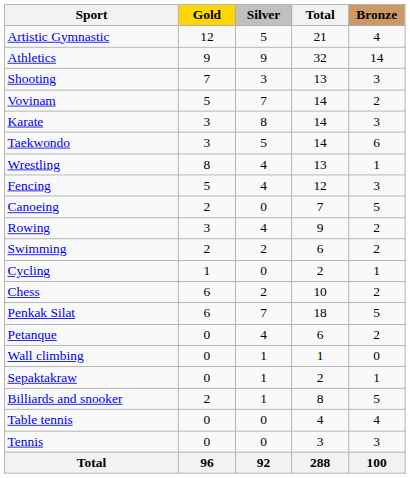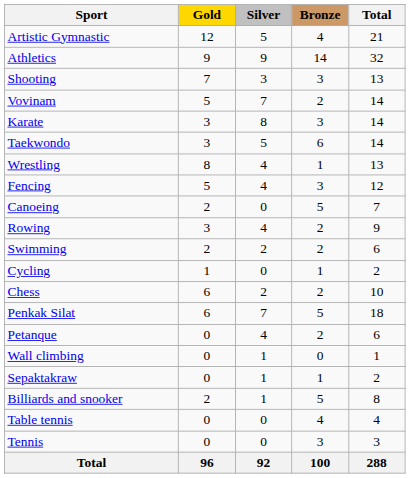columns swapped: (377, 15) <-> (320, 15)
